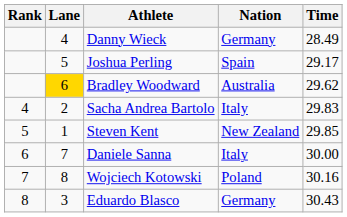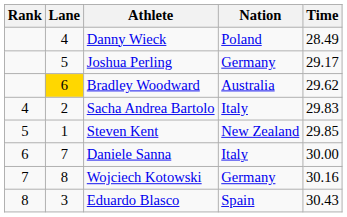(248, 39) Germany -> (241, 39) Poland
(238, 62) Spain -> (248, 62) Germany
(241, 177) Poland -> (248, 177) Germany
(248, 200) Germany -> (238, 200) Spain
